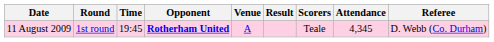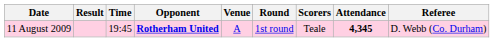columns swapped: (95, 12) <-> (280, 12)
(361, 28) normal -> (361, 28) bold
